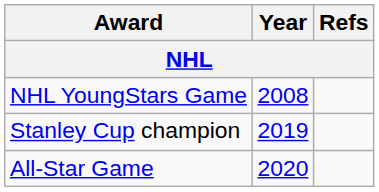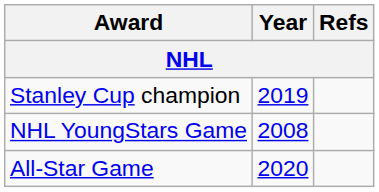rows swapped: (128, 95) <-> (125, 131)
